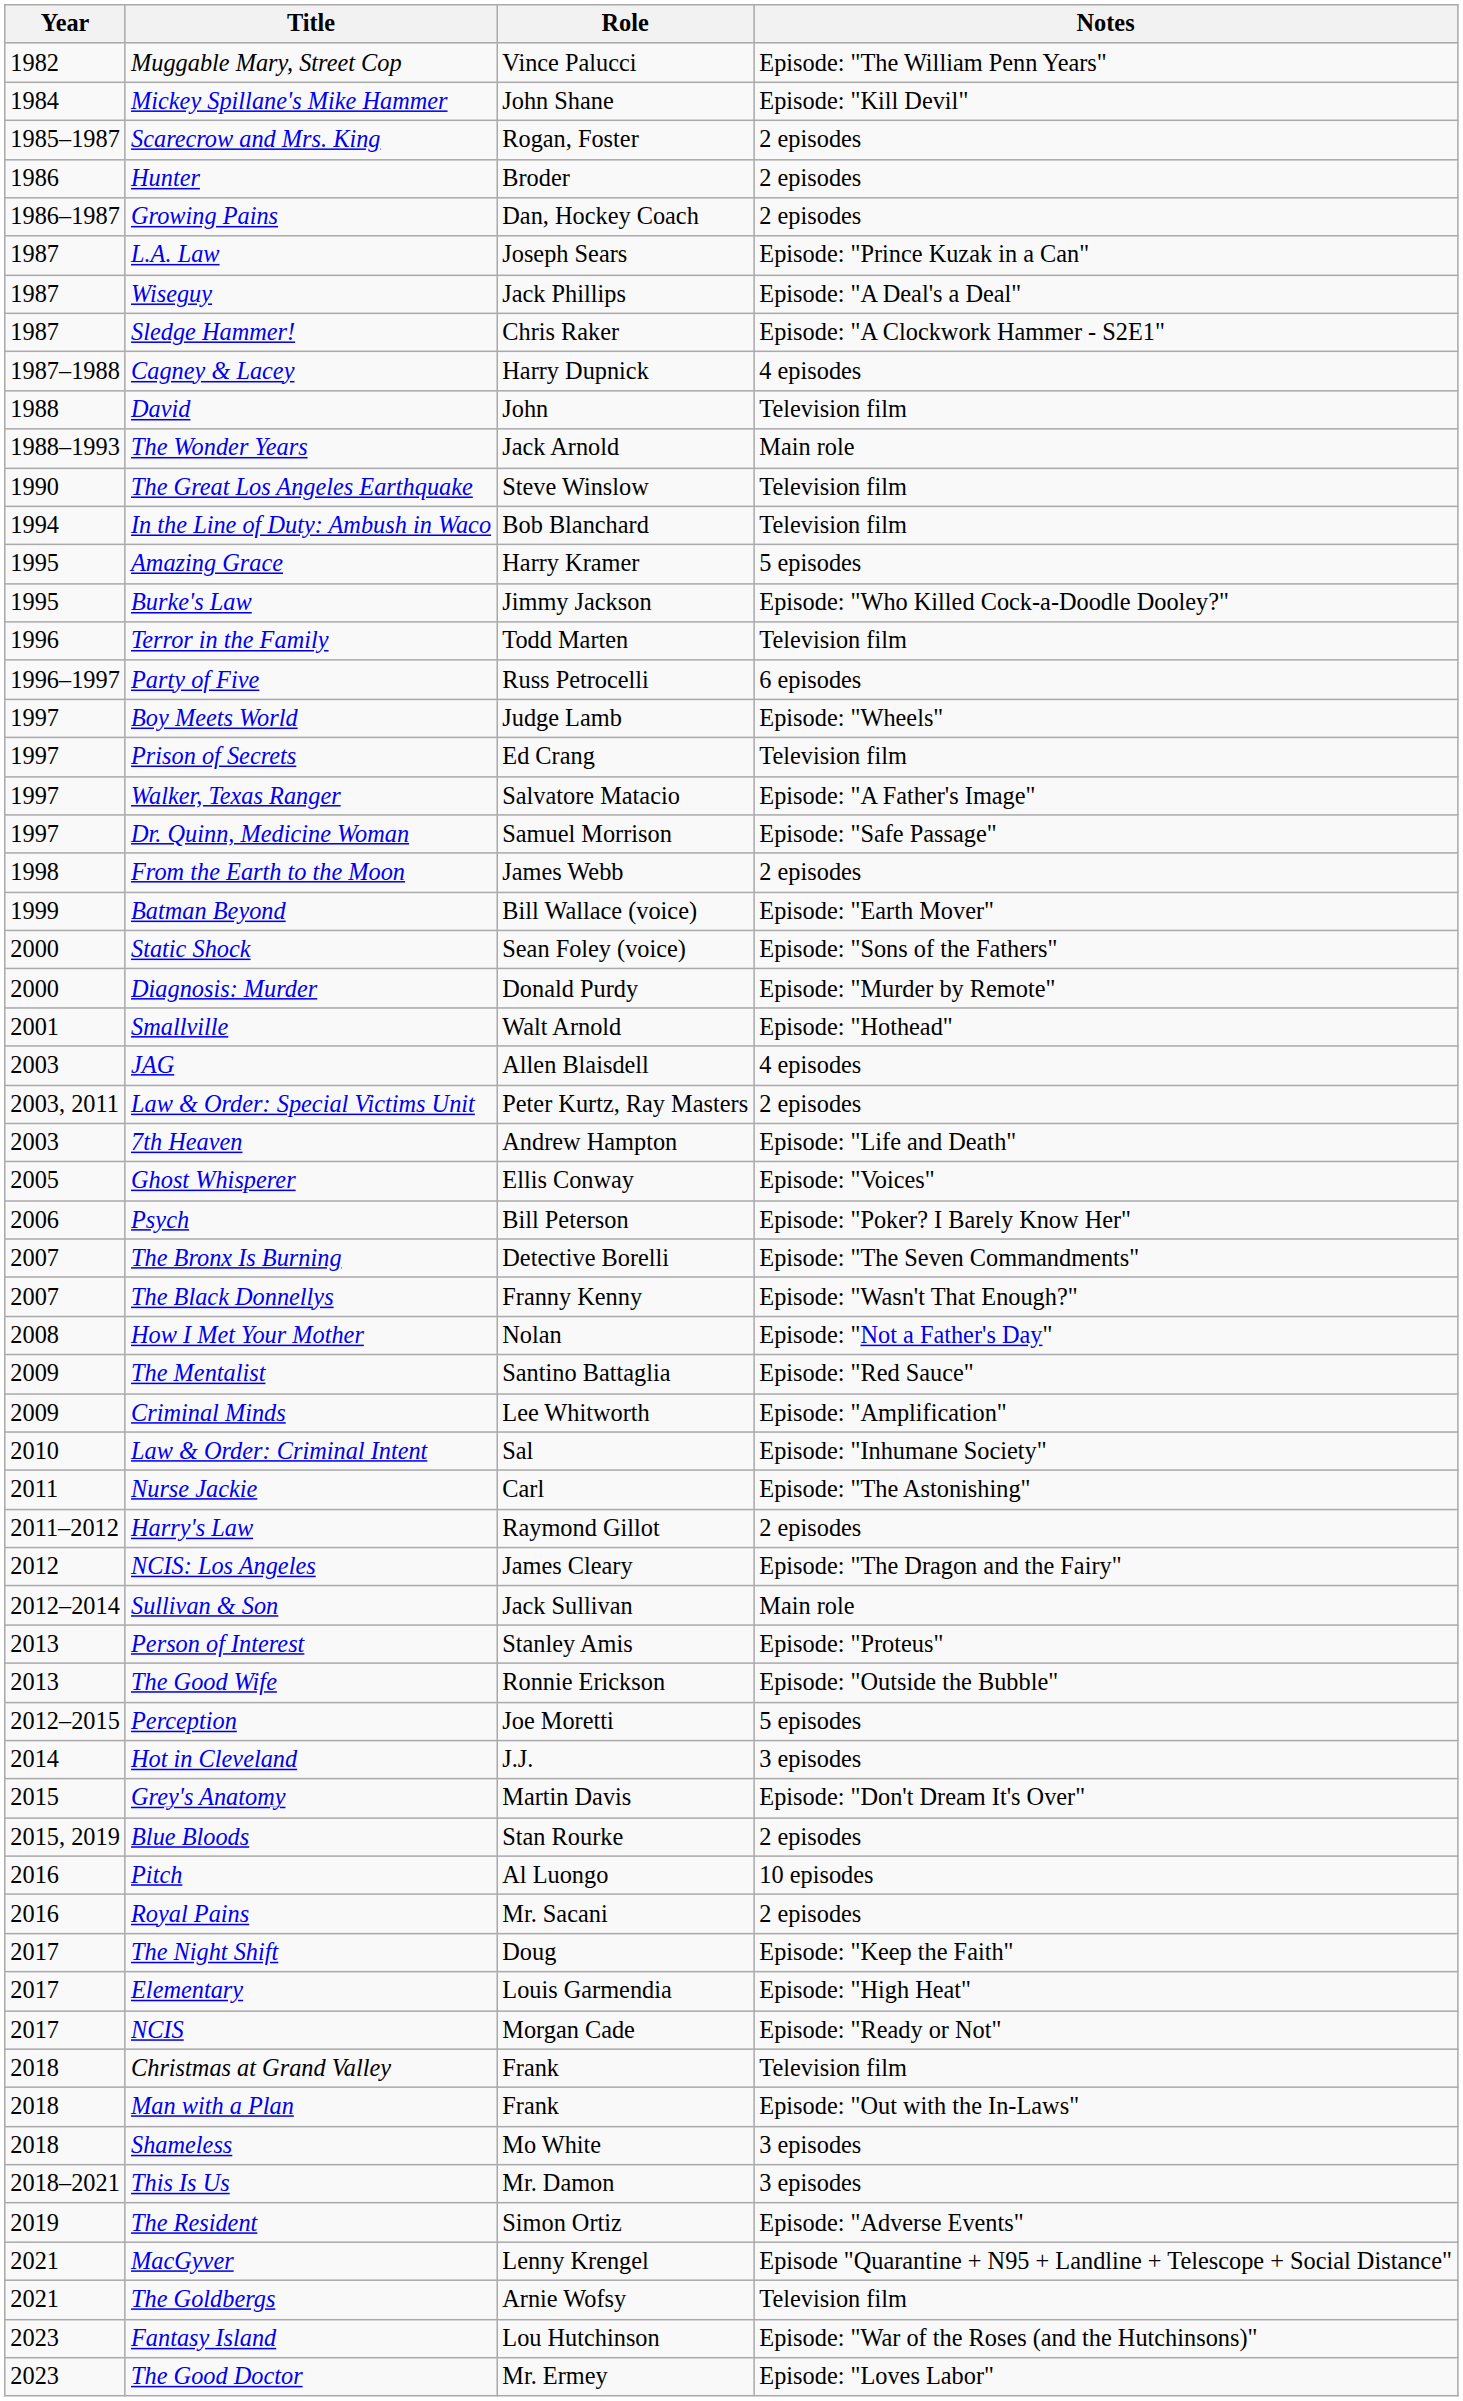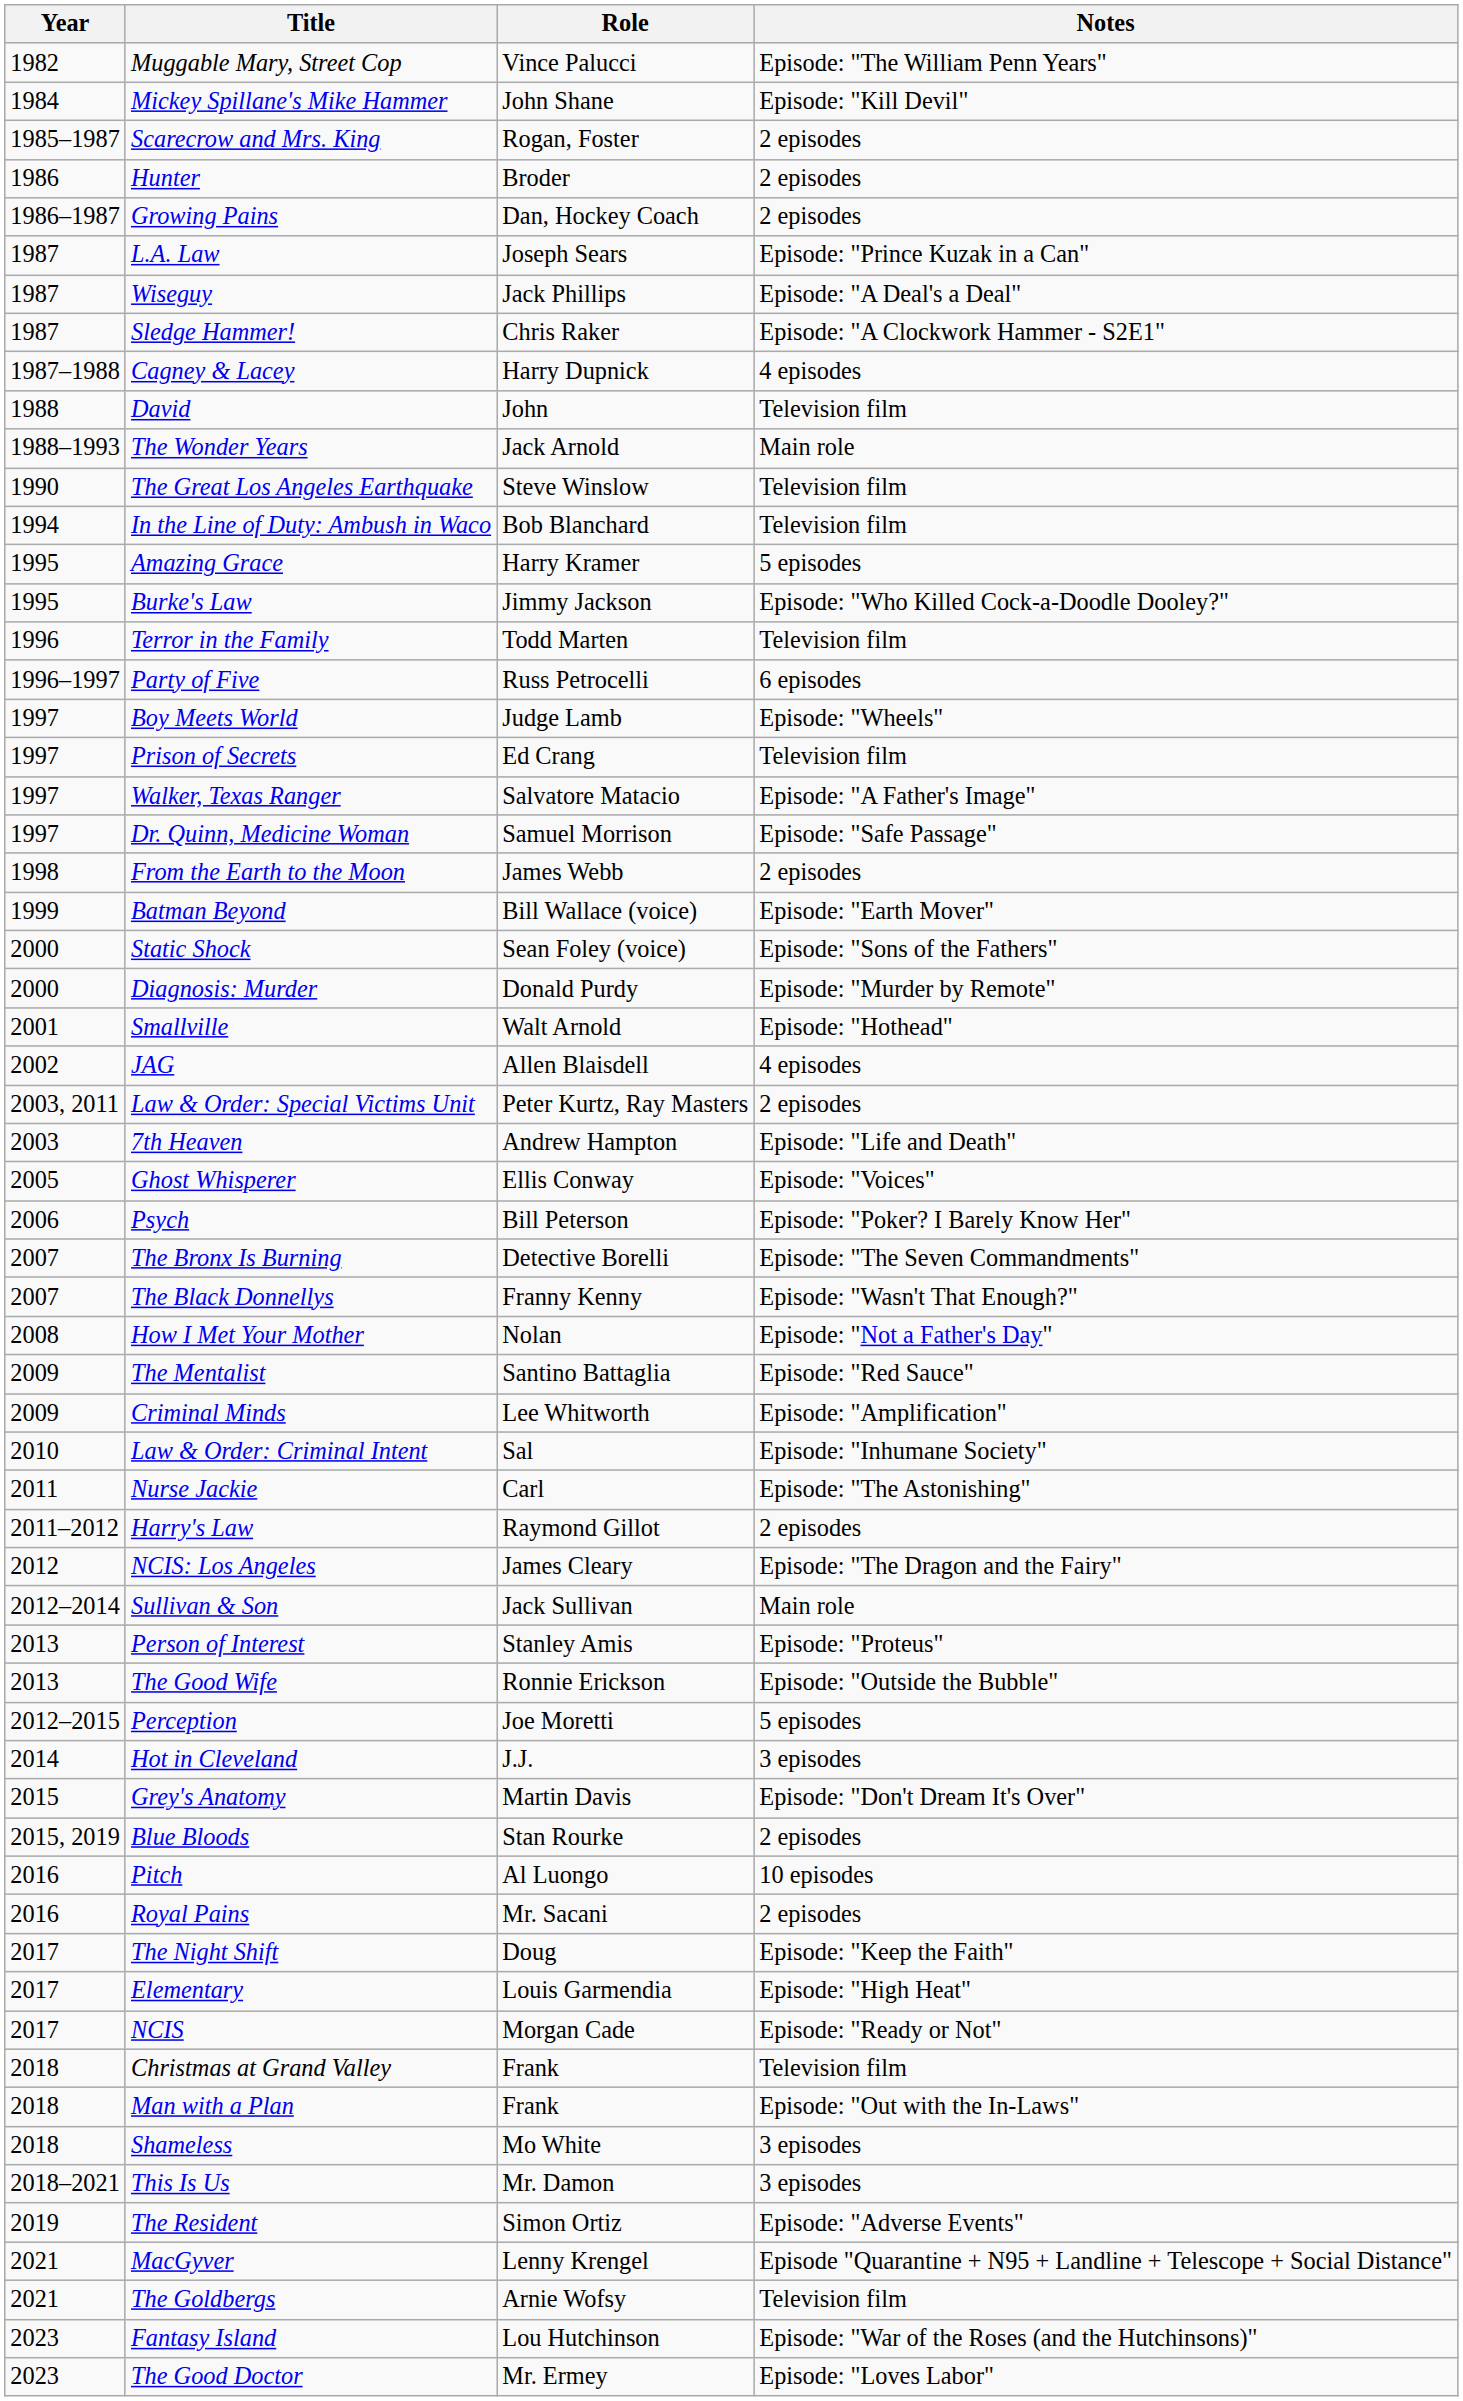(35, 1065) 2003 -> (35, 1065) 2002
